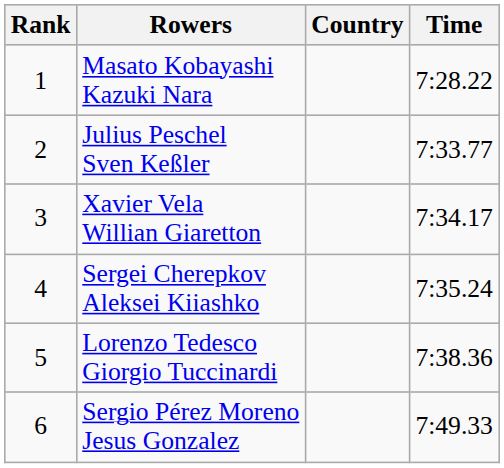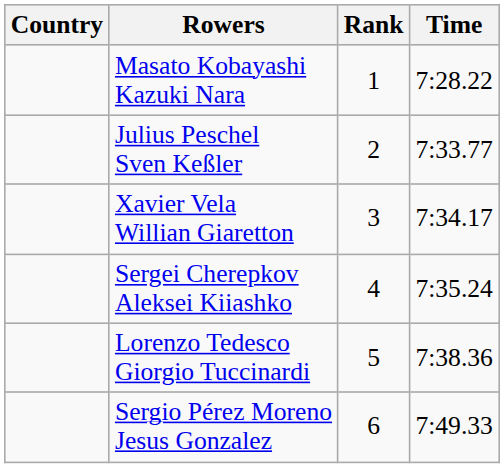columns swapped: (41, 24) <-> (357, 24)
